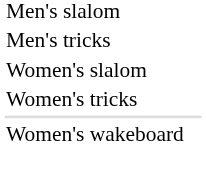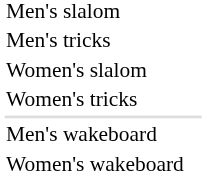+ row: (81, 134)
